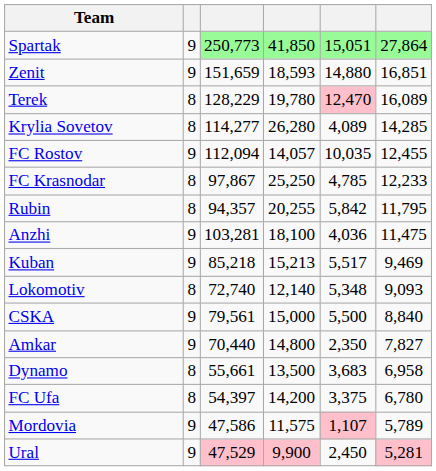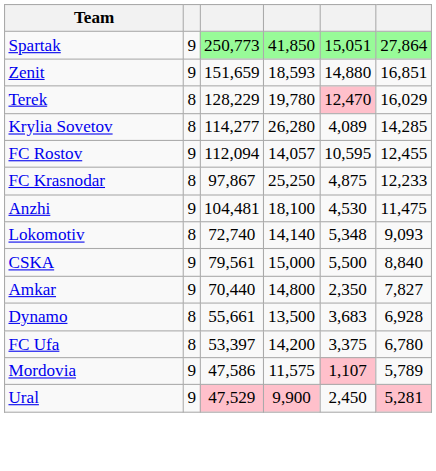(404, 99) 16,089 -> (404, 99) 16,029
(348, 153) 10,035 -> (348, 153) 10,595
(348, 180) 4,785 -> (348, 180) 4,875
- row: (29, 208)
(232, 235) 103,281 -> (232, 208) 104,481
(348, 235) 4,036 -> (348, 208) 4,530
- row: (31, 262)
(292, 289) 12,140 -> (292, 235) 14,140
(404, 371) 6,958 -> (404, 316) 6,928
(232, 398) 54,397 -> (232, 343) 53,397
